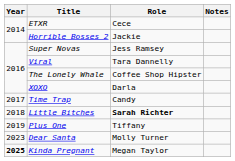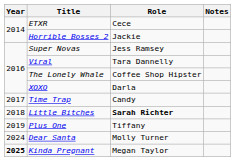(16, 138) 2023 -> (16, 138) 2024
